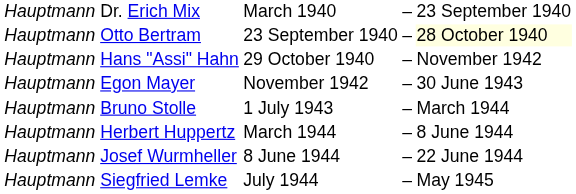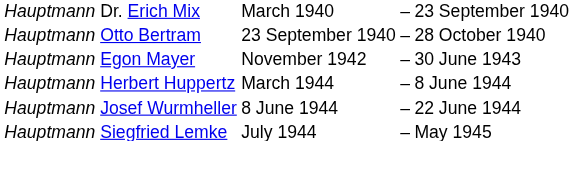(482, 35) lightyellow background -> (480, 35) no background
- row: (122, 59)
- row: (100, 107)
